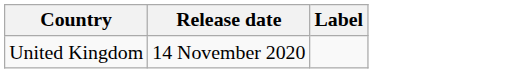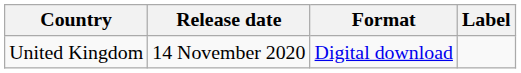+ column: (384, 20)
